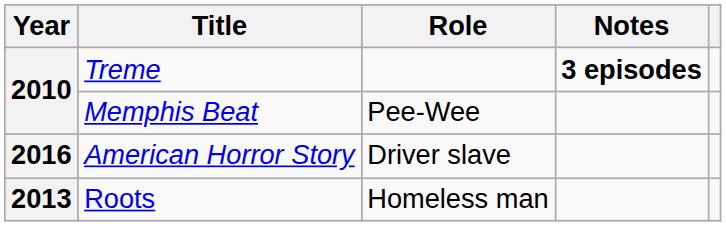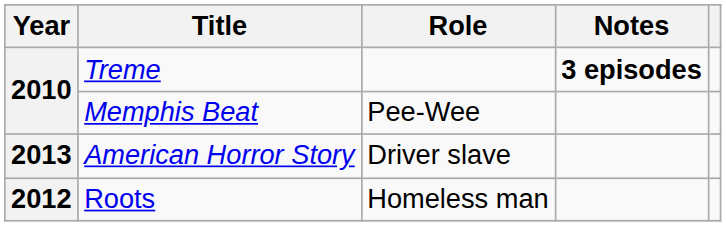(41, 155) 2016 -> (41, 155) 2013
(41, 198) 2013 -> (41, 198) 2012
